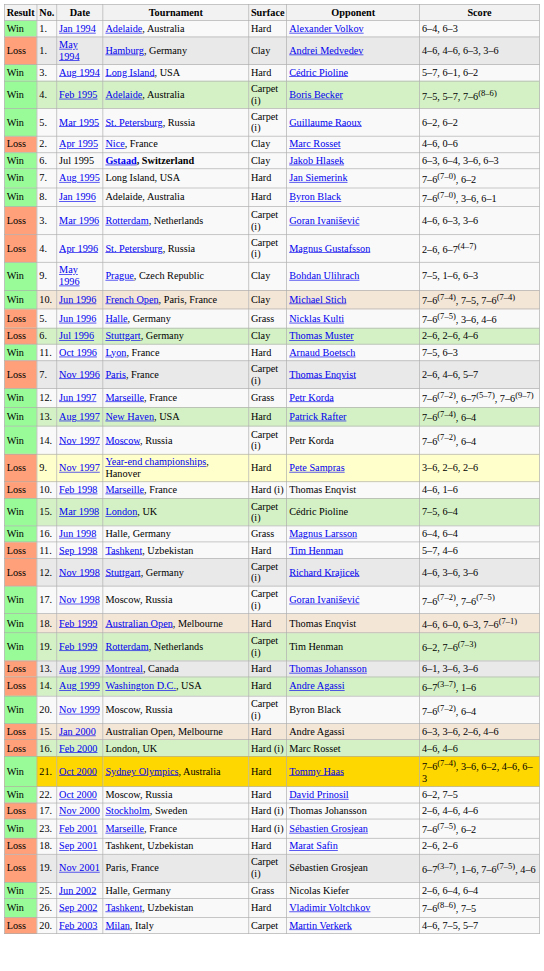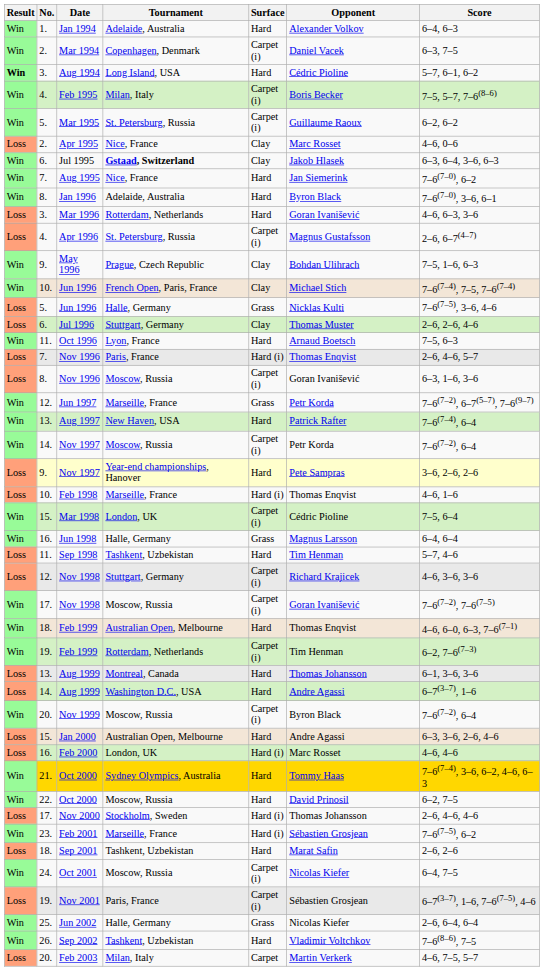+ row: (43, 50)
- row: (43, 50)
(15, 72) normal -> (16, 72) bold
(145, 94) Adelaide, Australia -> (130, 94) Milan, Italy
(143, 178) Long Island, USA -> (132, 178) Nice, France
(265, 220) Carpet (i) -> (261, 215) Hard
(265, 374) Carpet (i) -> (267, 357) Hard (i)
+ row: (43, 379)
+ row: (46, 873)
